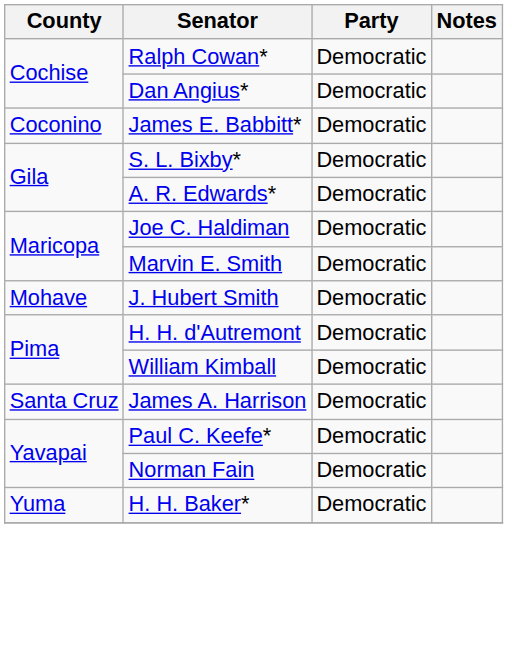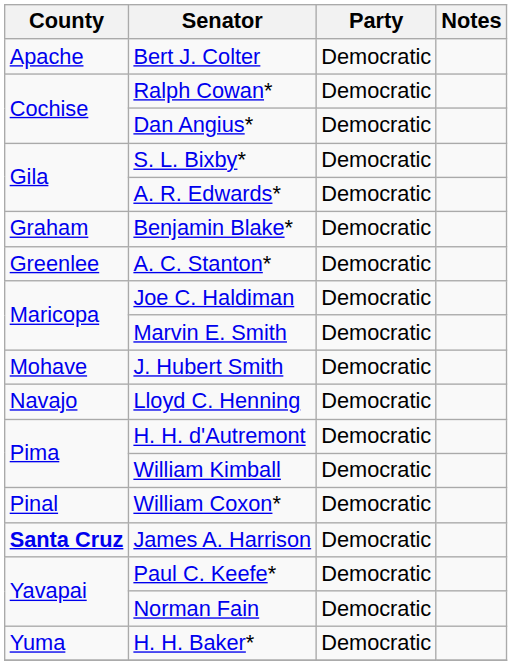+ row: (197, 56)
- row: (215, 125)
+ row: (213, 228)
+ row: (202, 263)
+ row: (217, 401)
+ row: (207, 504)
(64, 401) normal -> (67, 539) bold
